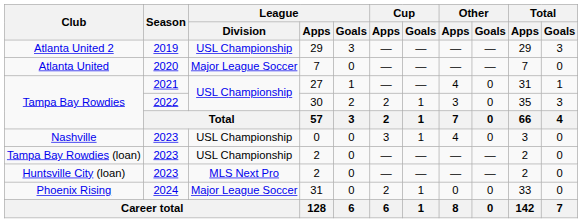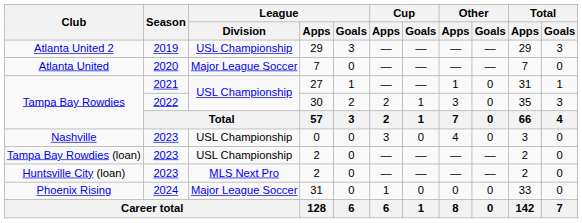(455, 84) 4 -> (455, 84) 1
(421, 137) 1 -> (421, 137) 0
(386, 191) 2 -> (386, 191) 1
(421, 191) 1 -> (421, 191) 0
